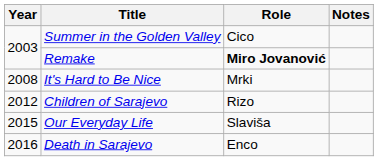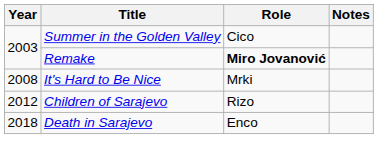- row: (99, 123)
(23, 144) 2016 -> (23, 123) 2018
